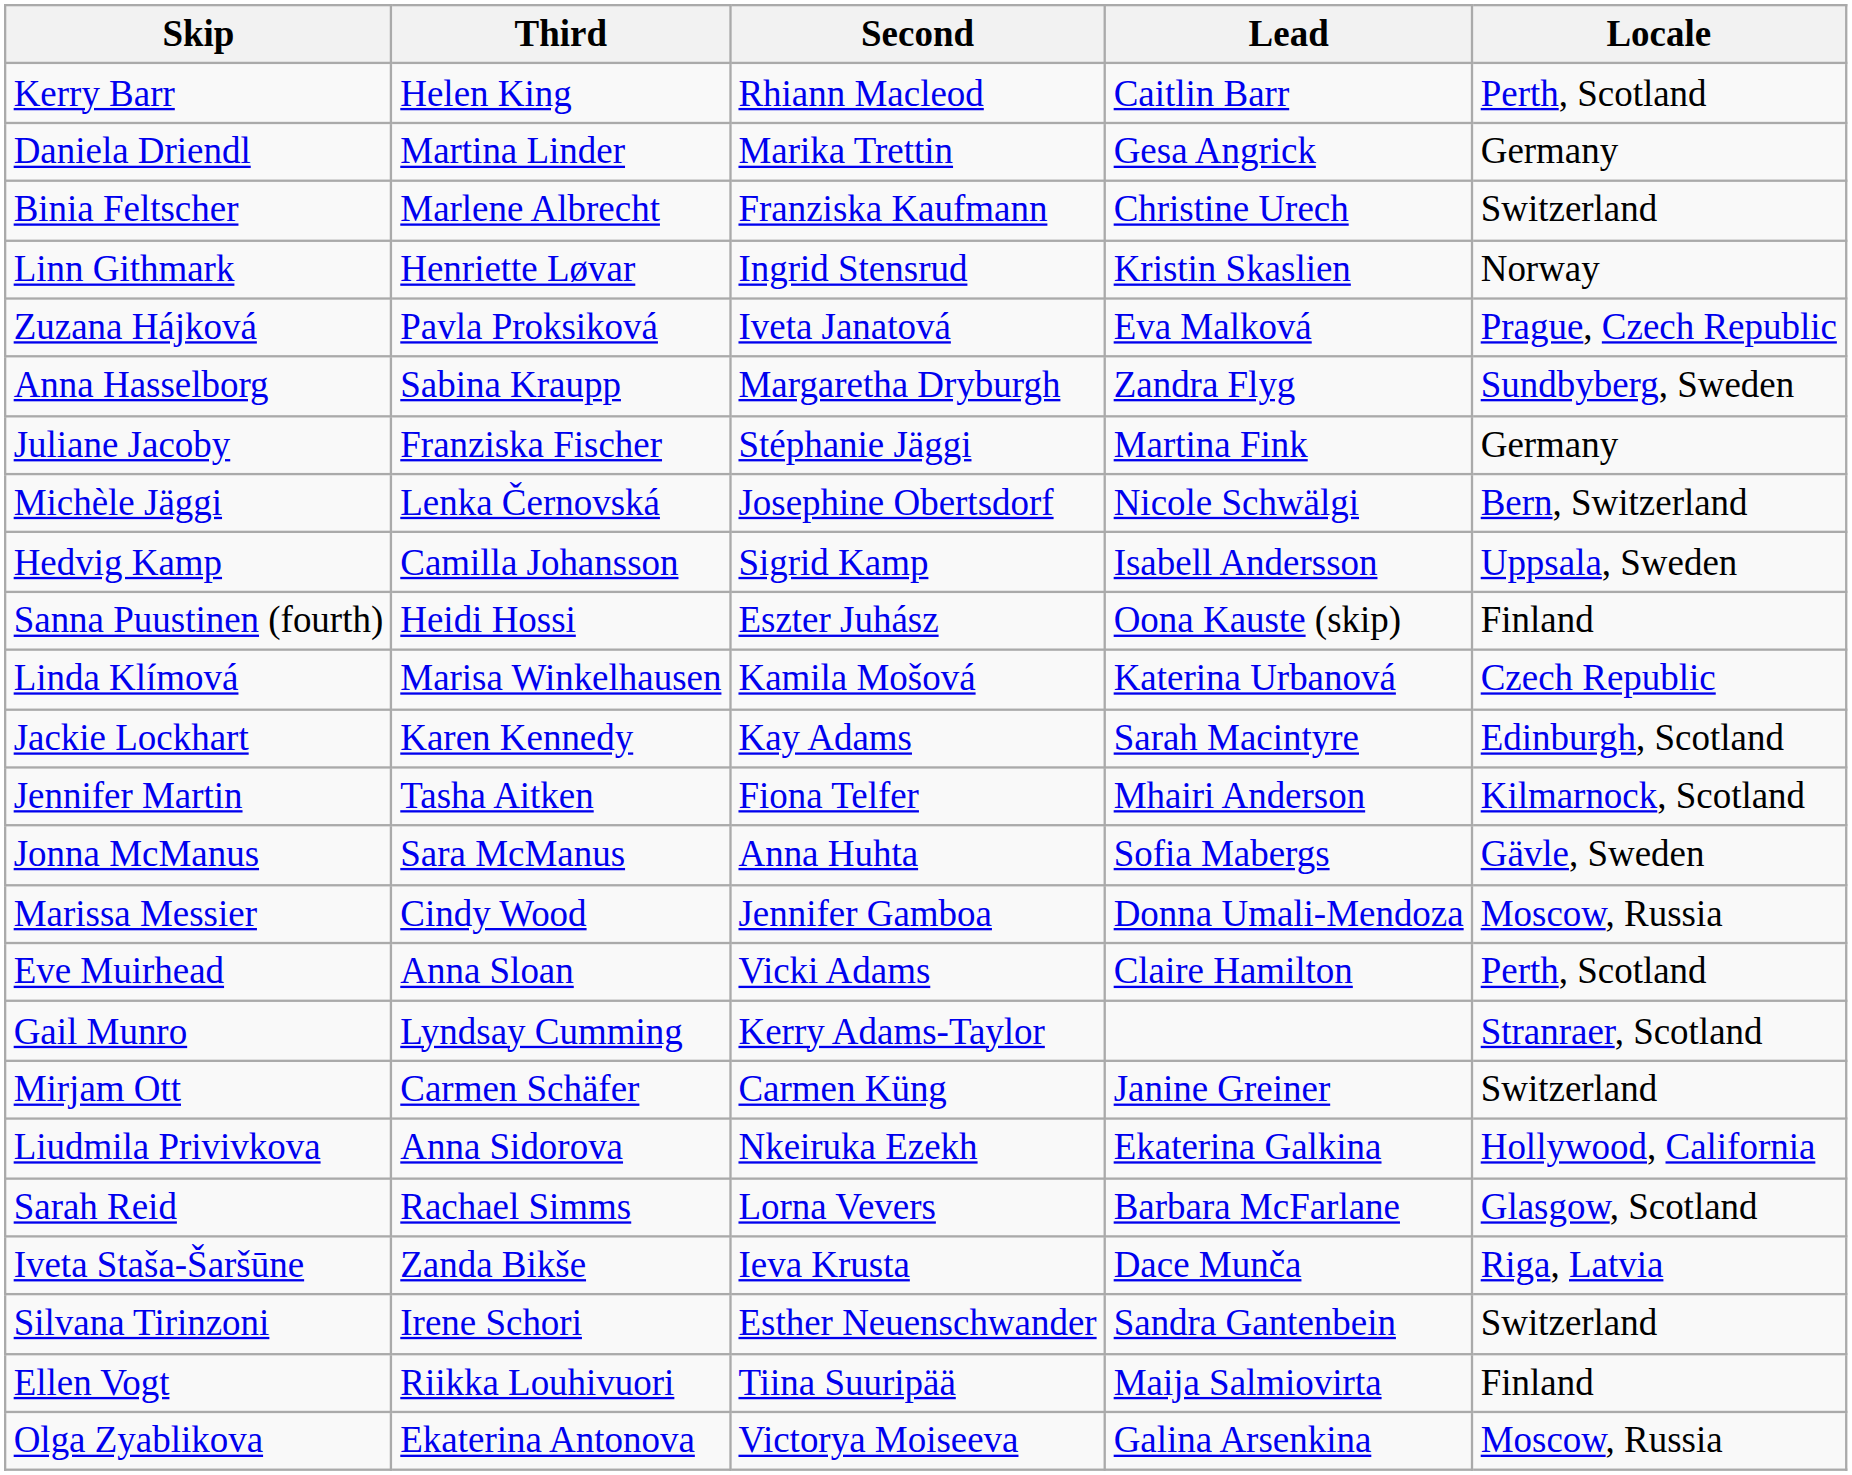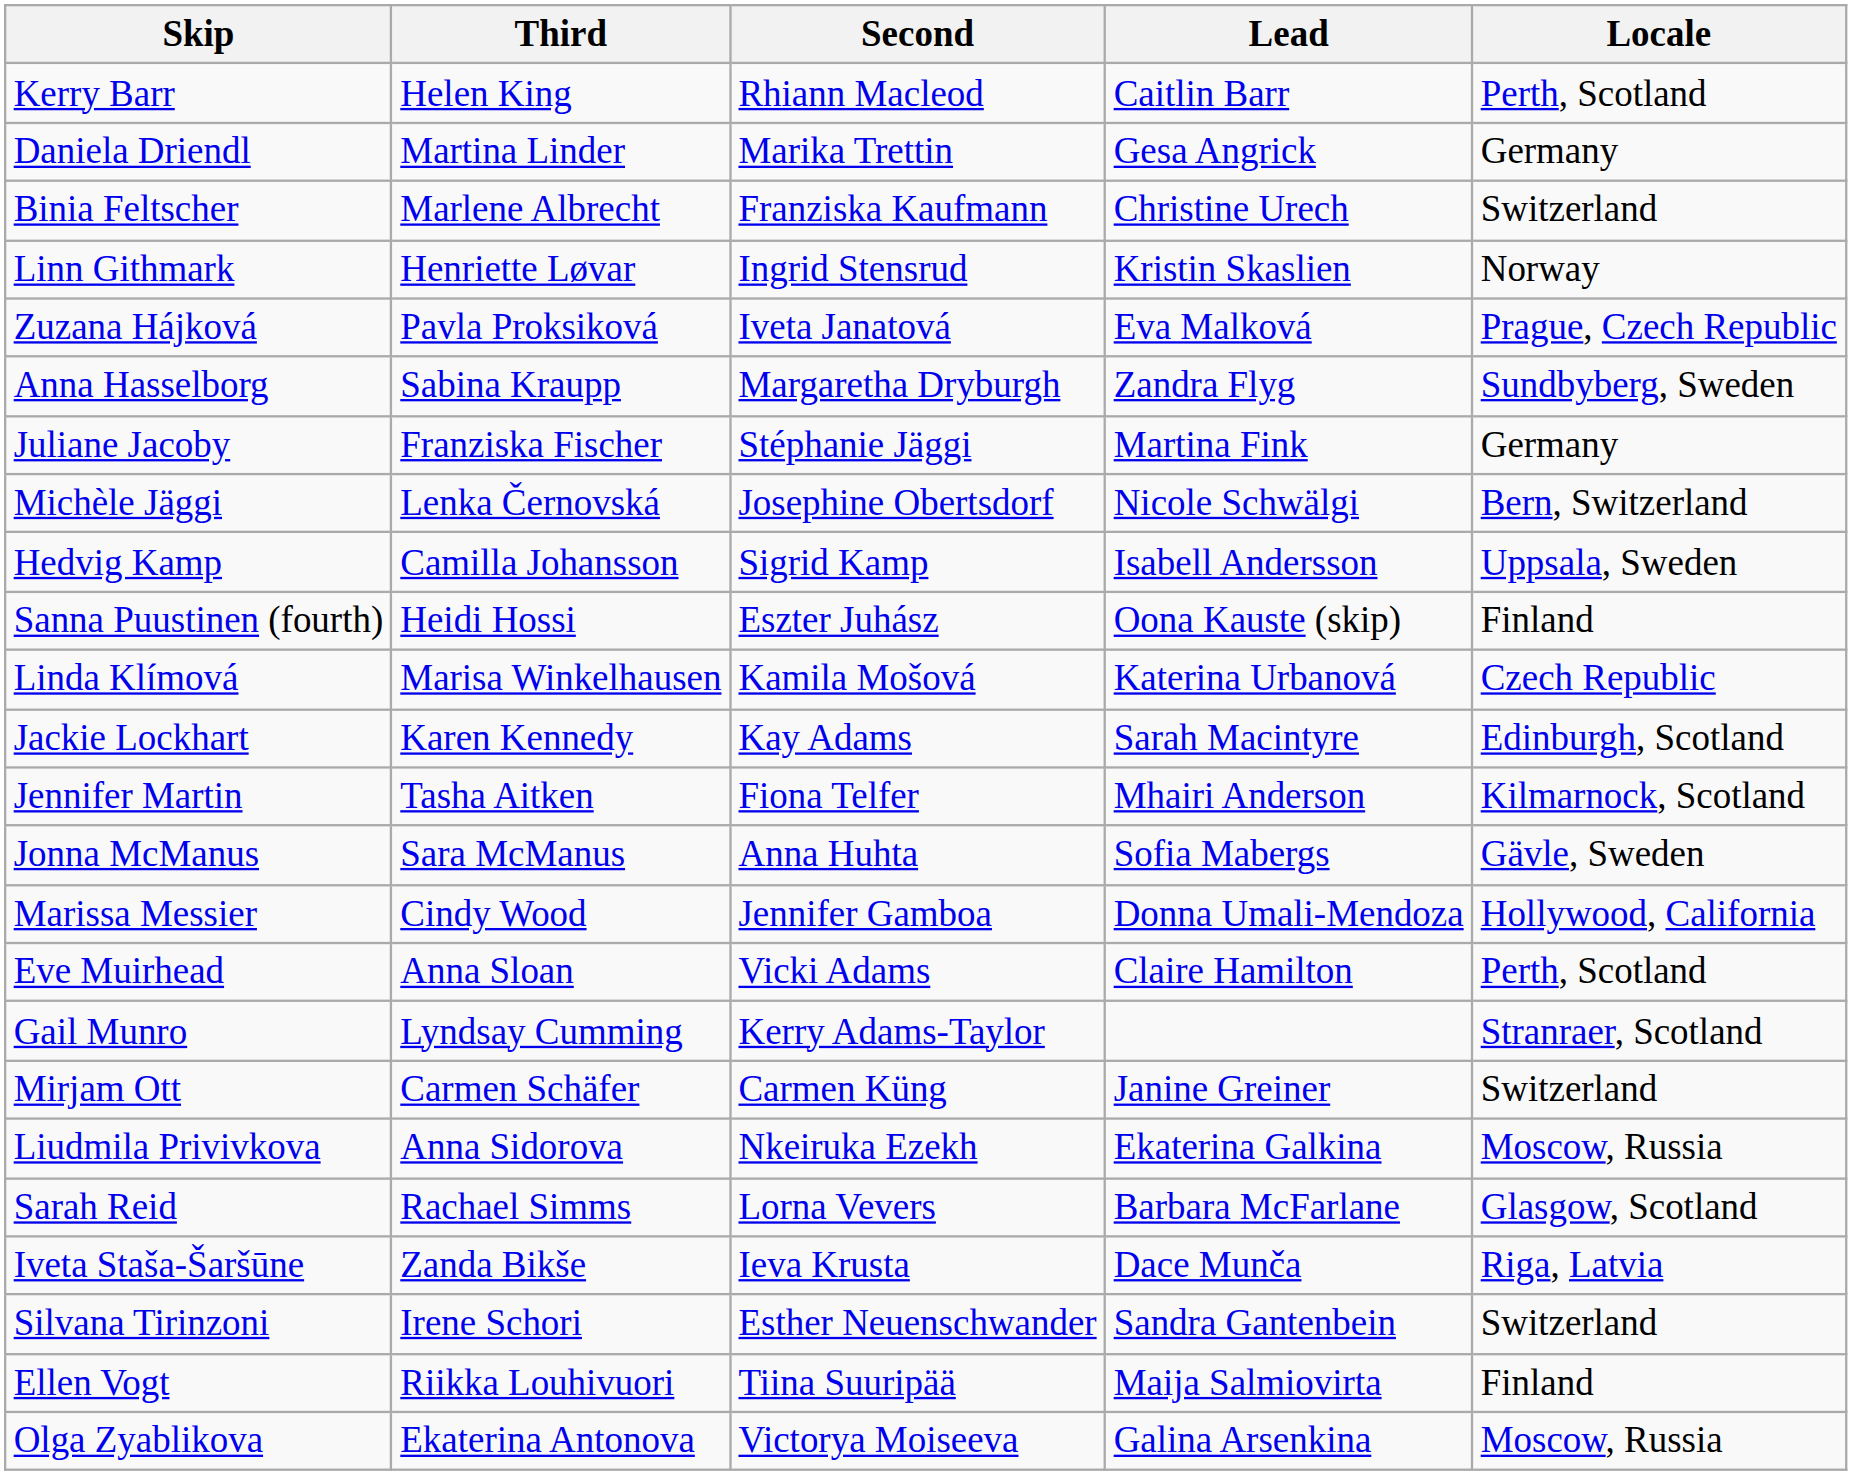(1602, 913) Moscow, Russia -> (1648, 913) Hollywood, California
(1648, 1147) Hollywood, California -> (1602, 1147) Moscow, Russia
